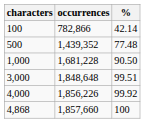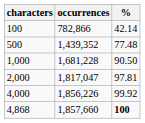+ row: (18, 77)
- row: (18, 77)
(122, 110) normal -> (122, 110) bold
